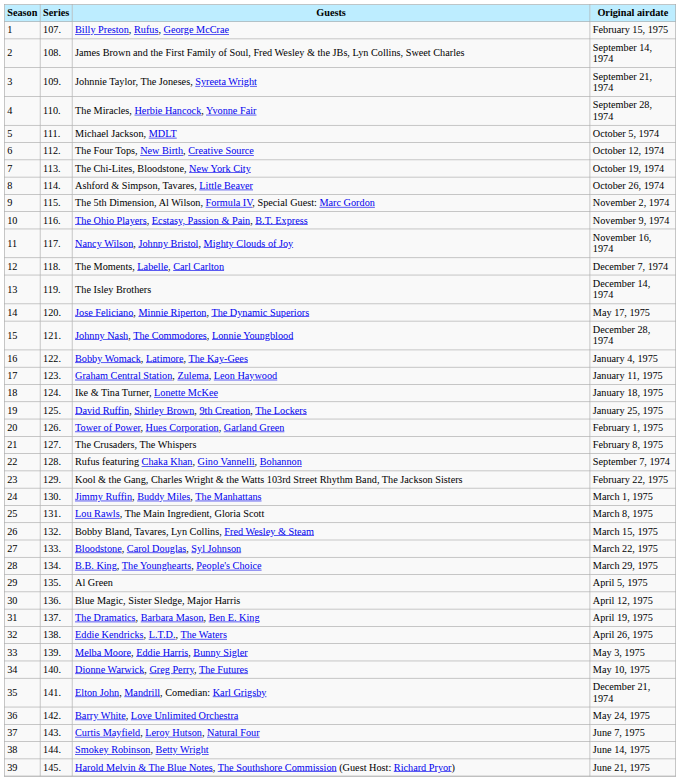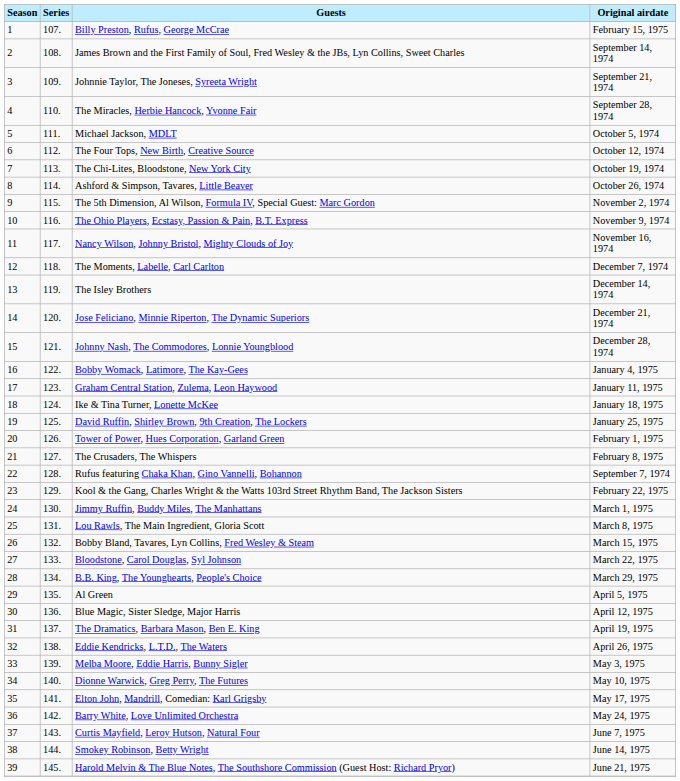(621, 312) May 17, 1975 -> (622, 318) December 21, 1974
(622, 692) December 21, 1974 -> (621, 698) May 17, 1975
